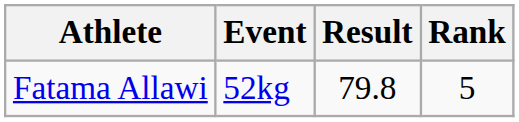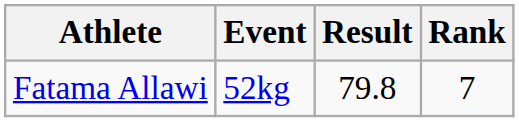(467, 87) 5 -> (467, 87) 7
